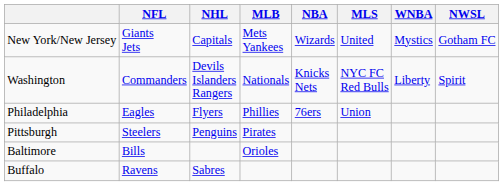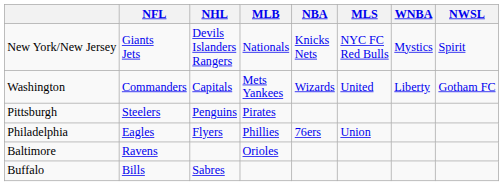(212, 40) Capitals -> (214, 47) Devils Islanders Rangers
(263, 40) Mets Yankees -> (266, 47) Nationals
(315, 40) Wizards -> (312, 47) Knicks Nets
(357, 40) United -> (365, 47) NYC FC Red Bulls
(467, 40) Gotham FC -> (452, 47) Spirit
(214, 80) Devils Islanders Rangers -> (212, 86) Capitals
(266, 80) Nationals -> (263, 86) Mets Yankees
(312, 80) Knicks Nets -> (315, 86) Wizards
(365, 80) NYC FC Red Bulls -> (357, 86) United
(452, 80) Spirit -> (467, 86) Gotham FC
rows swapped: (38, 113) <-> (32, 132)
(133, 151) Bills -> (140, 151) Ravens
(140, 170) Ravens -> (133, 170) Bills
